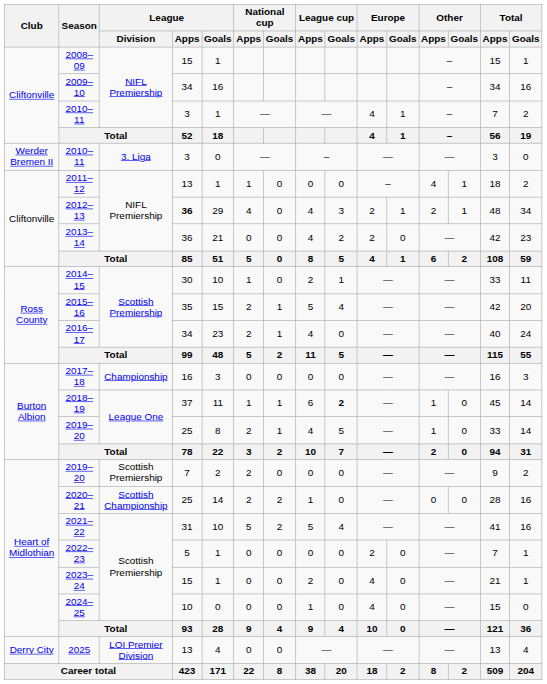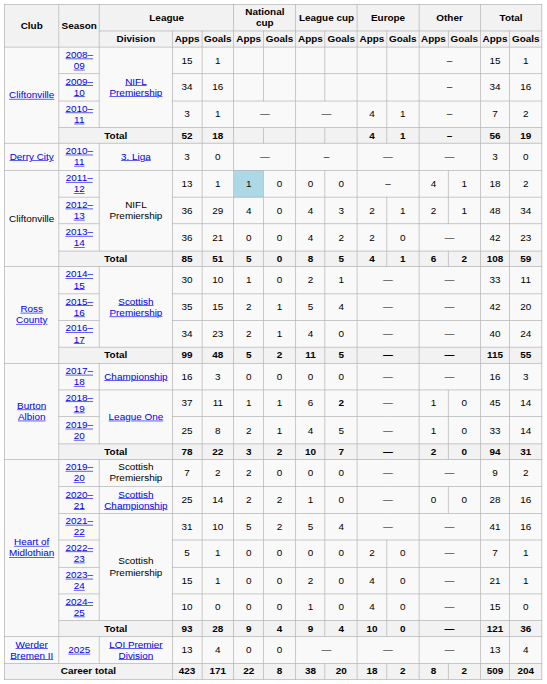(32, 156) Werder Bremen II -> (32, 156) Derry City
(249, 183) no background -> (249, 183) lightblue background
(187, 210) bold -> (187, 210) normal
(32, 650) Derry City -> (32, 650) Werder Bremen II
